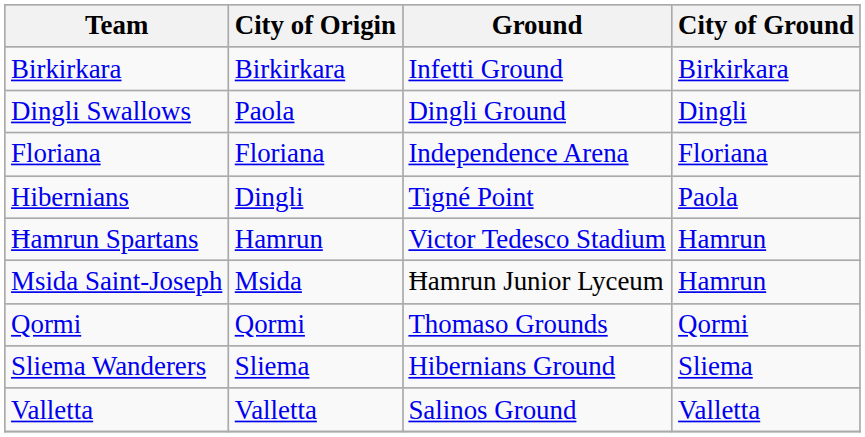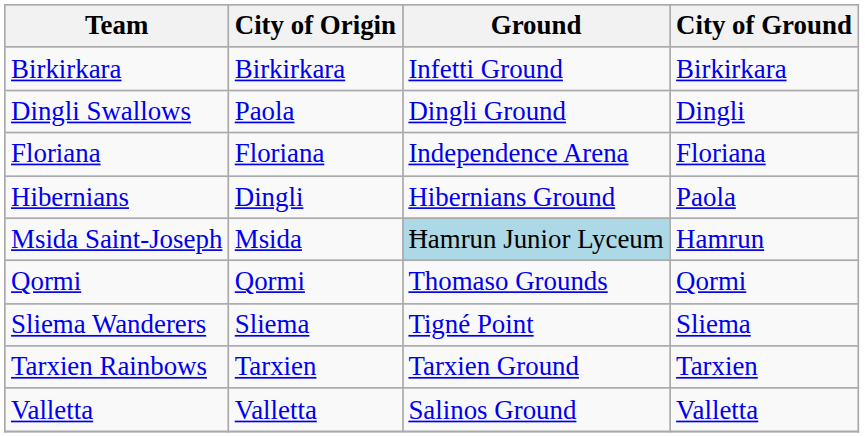(471, 196) Tigné Point -> (512, 196) Hibernians Ground
- row: (105, 238)
(536, 281) no background -> (536, 238) lightblue background
(512, 366) Hibernians Ground -> (471, 324) Tigné Point
+ row: (109, 366)
